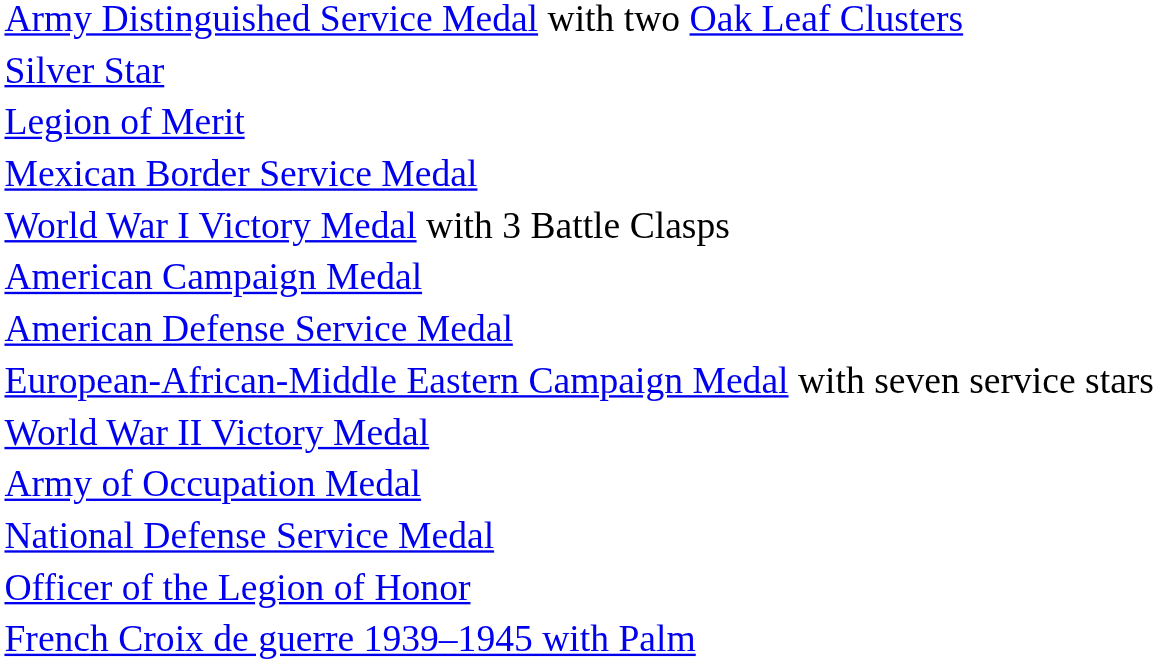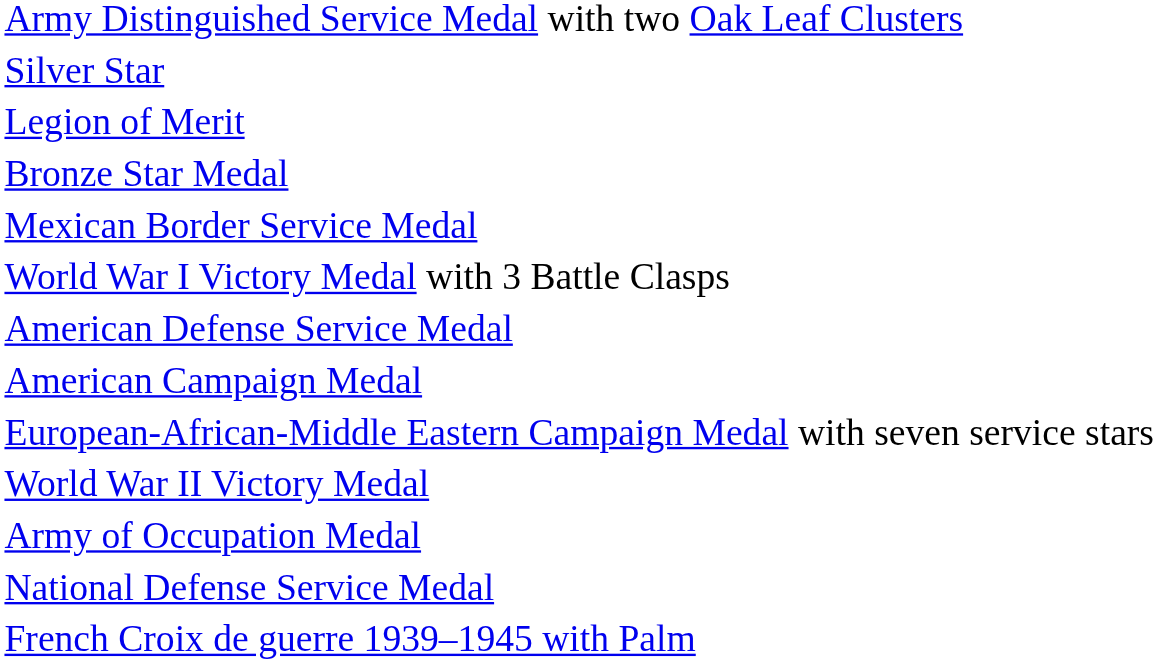+ row: (146, 173)
rows swapped: (259, 328) <-> (213, 277)
- row: (237, 587)
